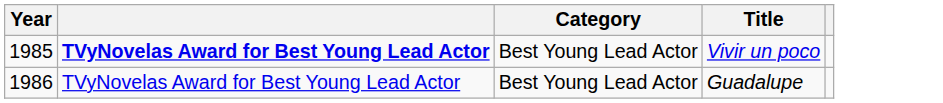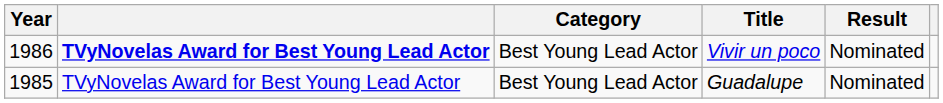+ column: (877, 20)
(31, 51) 1985 -> (31, 51) 1986
(31, 82) 1986 -> (31, 82) 1985
